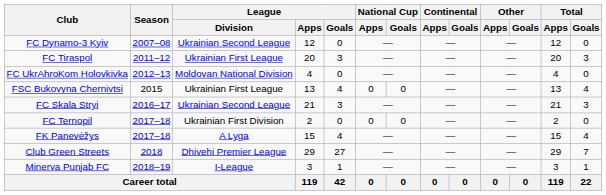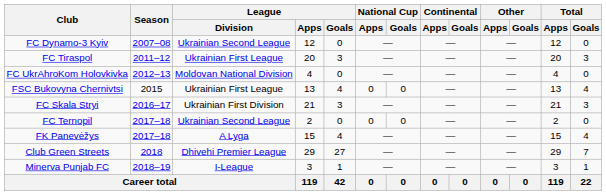(234, 105) Ukrainian Second League -> (234, 105) Ukrainian First Division
(234, 120) Ukrainian First Division -> (234, 120) Ukrainian Second League
